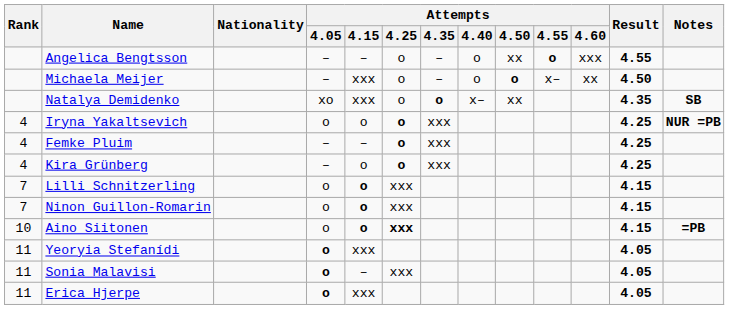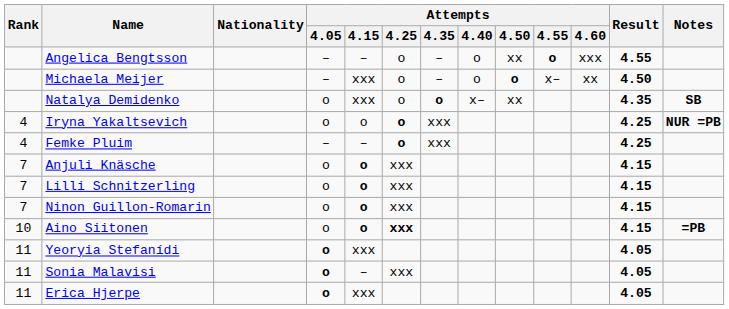(326, 101) xo -> (326, 101) o
- row: (97, 165)
+ row: (101, 165)
